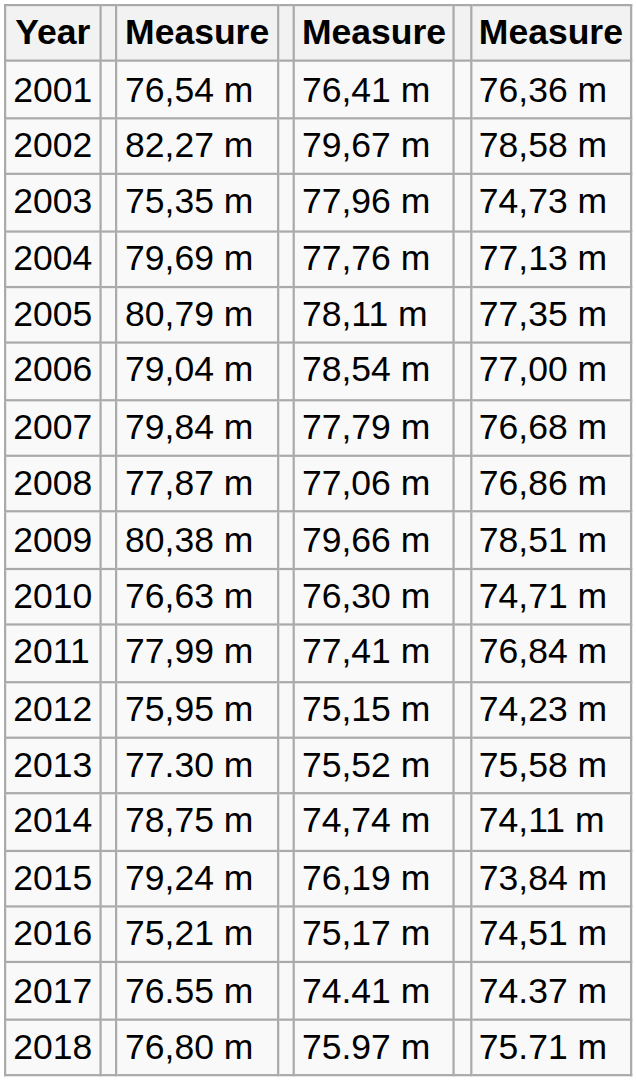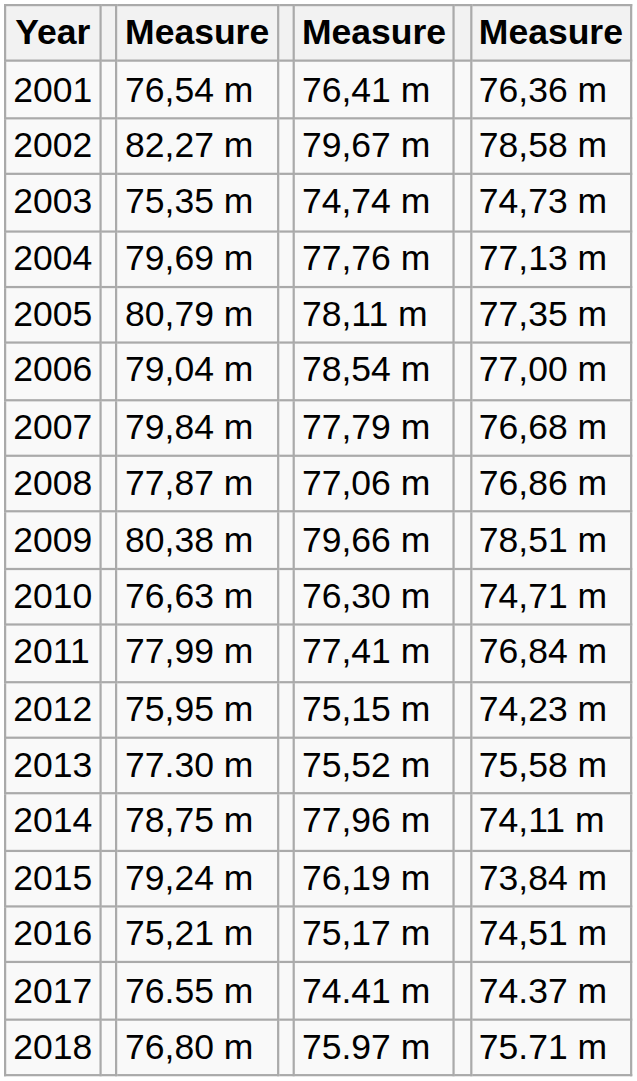(366, 201) 77,96 m -> (366, 201) 74,74 m
(366, 821) 74,74 m -> (366, 821) 77,96 m
